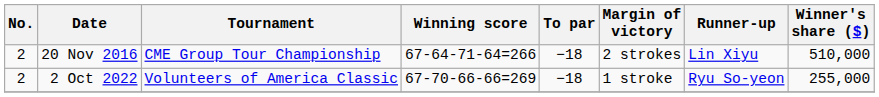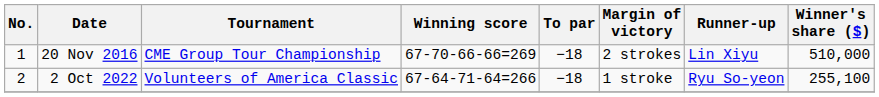(21, 57) 2 -> (21, 57) 1
(471, 57) 67-64-71-64=266 -> (471, 57) 67-70-66-66=269
(471, 80) 67-70-66-66=269 -> (471, 80) 67-64-71-64=266
(840, 80) 255,000 -> (840, 80) 255,100
